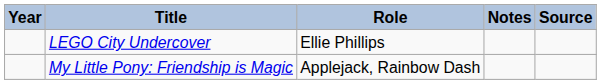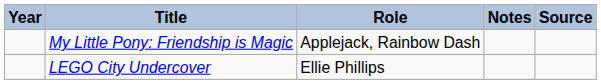rows swapped: (171, 67) <-> (130, 42)
